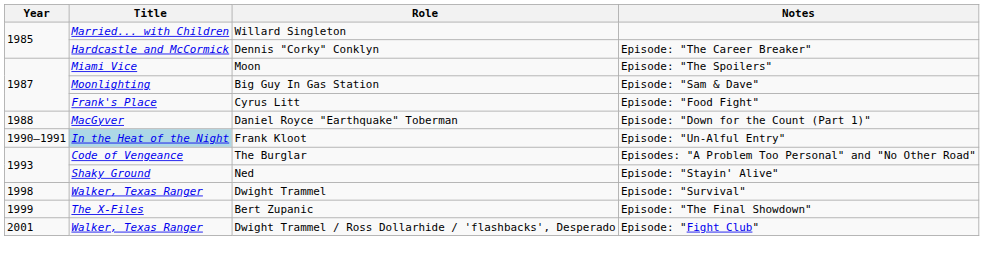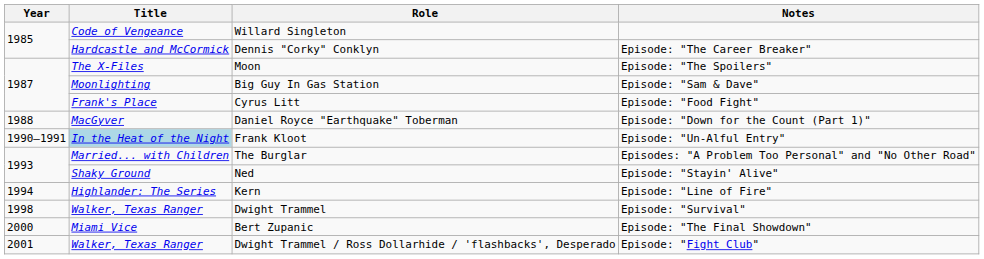(150, 31) Married... with Children -> (127, 31) Code of Vengeance
(104, 67) Miami Vice -> (108, 67) The X-Files
(127, 156) Code of Vengeance -> (150, 156) Married... with Children
+ row: (248, 191)
(20, 209) 1999 -> (20, 227) 2000
(108, 209) The X-Files -> (104, 227) Miami Vice
